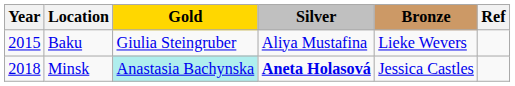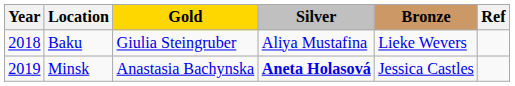(24, 42) 2015 -> (24, 42) 2018
(24, 68) 2018 -> (24, 68) 2019
(185, 68) paleturquoise background -> (185, 68) no background
